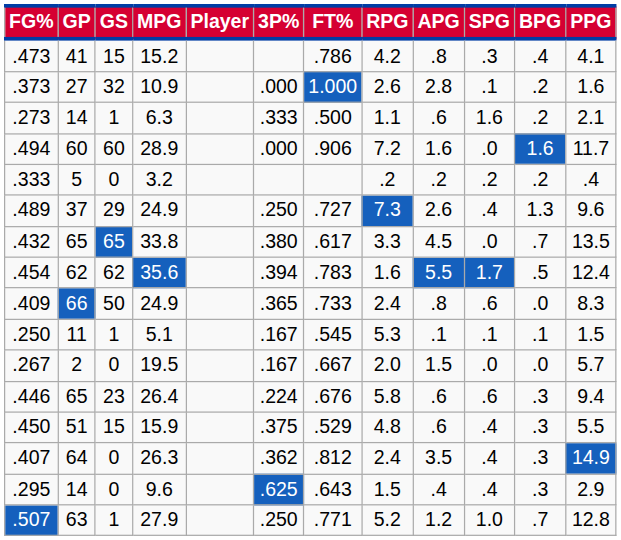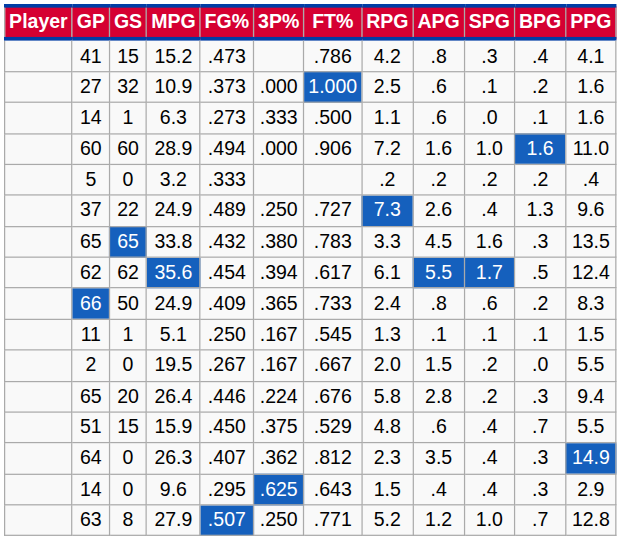columns swapped: (220, 22) <-> (31, 22)
(387, 86) 2.6 -> (387, 86) 2.5
(439, 86) 2.8 -> (439, 86) .6
(489, 117) 1.6 -> (489, 117) .0
(540, 117) .2 -> (540, 117) .1
(591, 117) 2.1 -> (591, 117) 1.6
(489, 148) .0 -> (489, 148) 1.0
(591, 148) 11.7 -> (591, 148) 11.0
(114, 210) 29 -> (128, 210) 22
(333, 241) .617 -> (333, 241) .783
(489, 241) .0 -> (489, 241) 1.6
(540, 241) .7 -> (540, 241) .3
(333, 272) .783 -> (333, 272) .617
(387, 272) 1.6 -> (387, 272) 6.1
(540, 303) .0 -> (540, 303) .2
(387, 334) 5.3 -> (387, 334) 1.3
(489, 365) .0 -> (489, 365) .2
(591, 365) 5.7 -> (591, 365) 5.5
(114, 396) 23 -> (128, 396) 20
(439, 396) .6 -> (439, 396) 2.8
(489, 396) .6 -> (489, 396) .2
(540, 427) .3 -> (540, 427) .7
(387, 458) 2.4 -> (387, 458) 2.3
(114, 520) 1 -> (128, 520) 8
